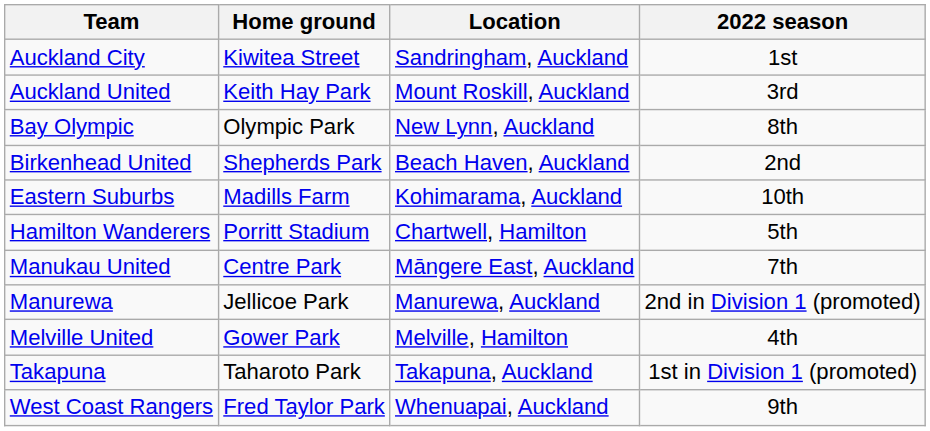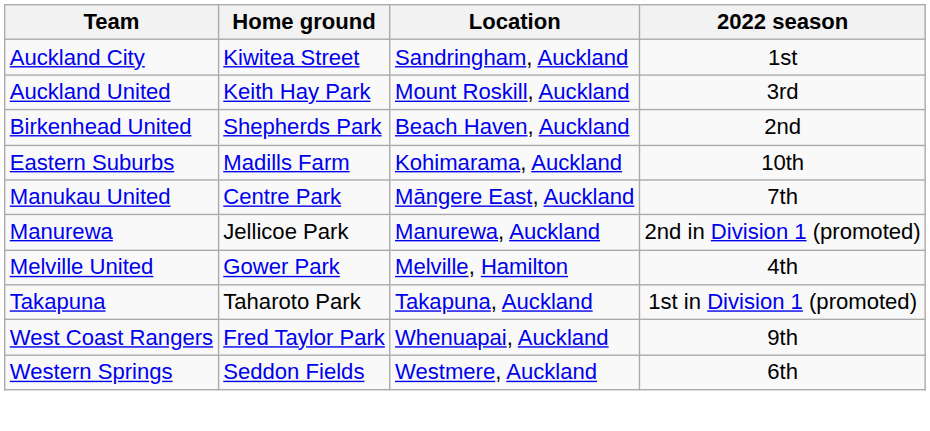- row: (72, 127)
- row: (110, 232)
+ row: (91, 372)
